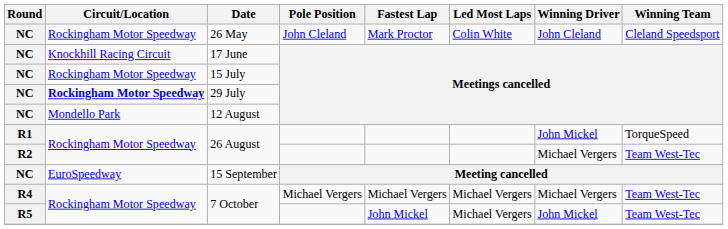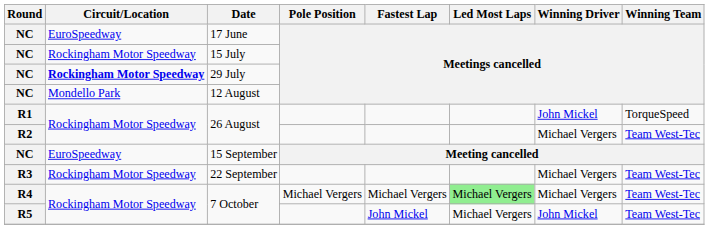- row: (25, 34)
(109, 54) Knockhill Racing Circuit -> (85, 34) EuroSpeedway
+ row: (25, 173)
(492, 193) no background -> (492, 193) lightgreen background
